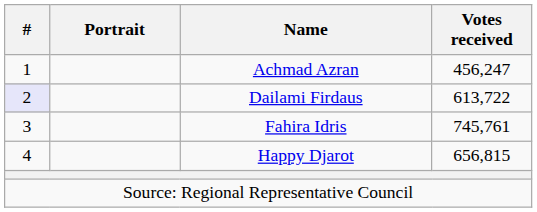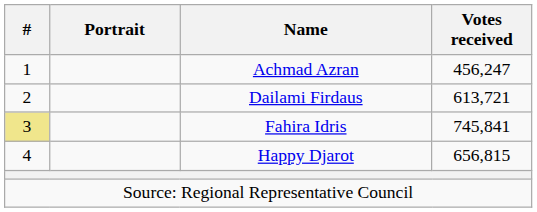(27, 98) lavender background -> (27, 98) no background
(482, 98) 613,722 -> (482, 98) 613,721
(27, 127) no background -> (27, 127) khaki background
(482, 127) 745,761 -> (482, 127) 745,841
